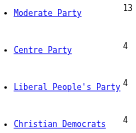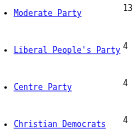rows swapped: (55, 50) <-> (55, 87)
